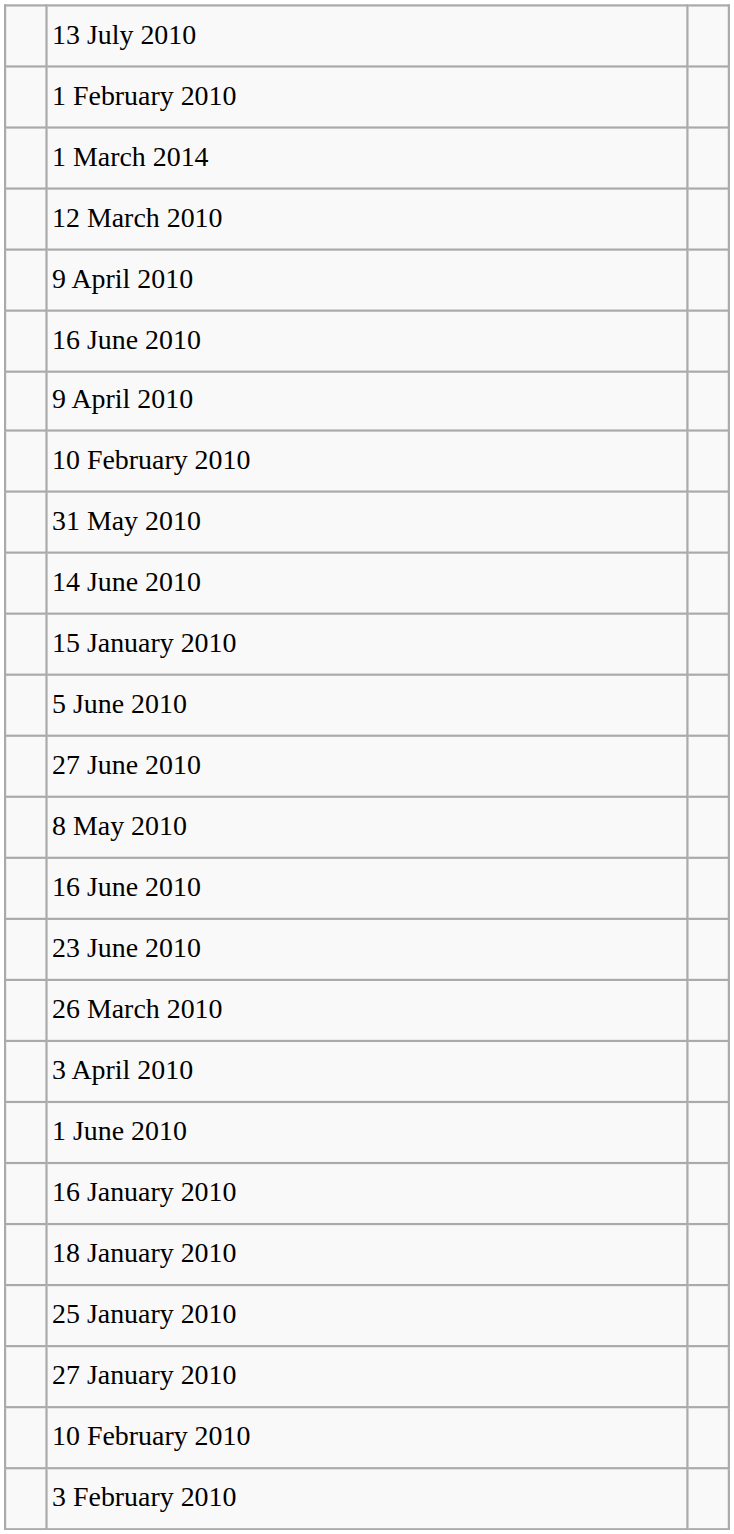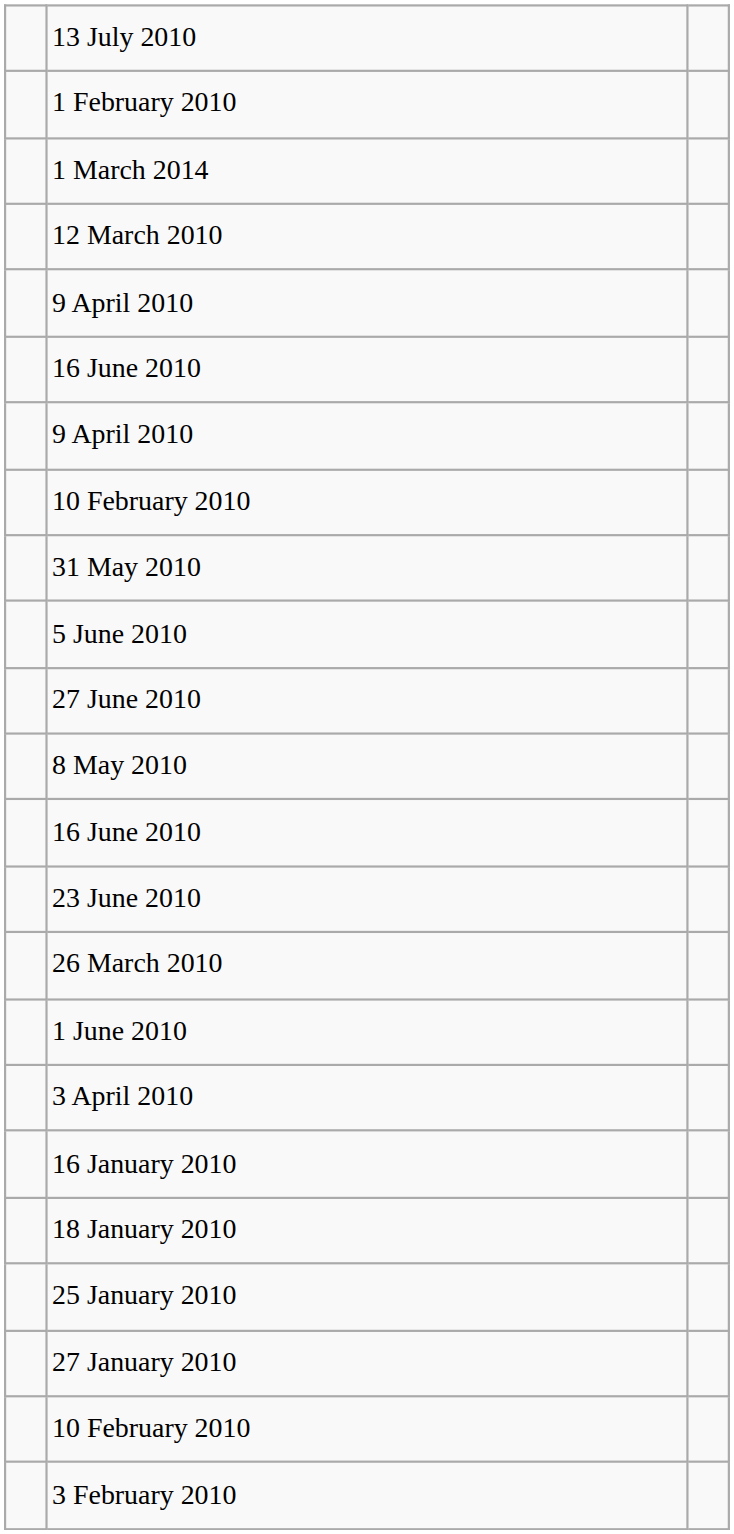- row: (25, 584)
- row: (25, 645)
rows swapped: (25, 1132) <-> (25, 1071)
